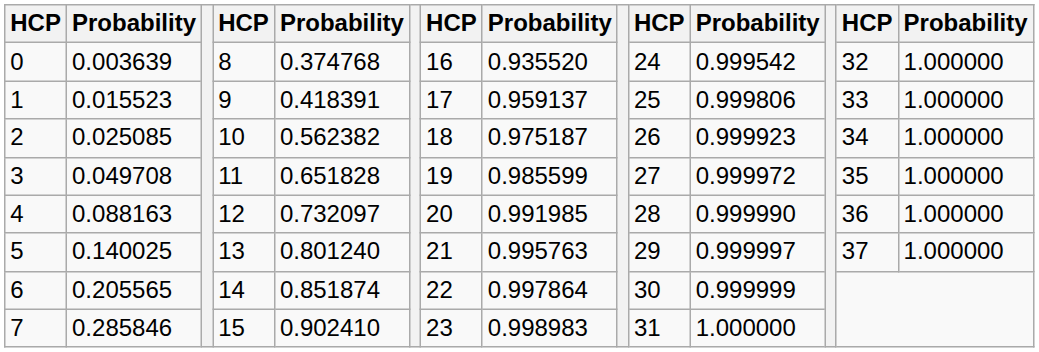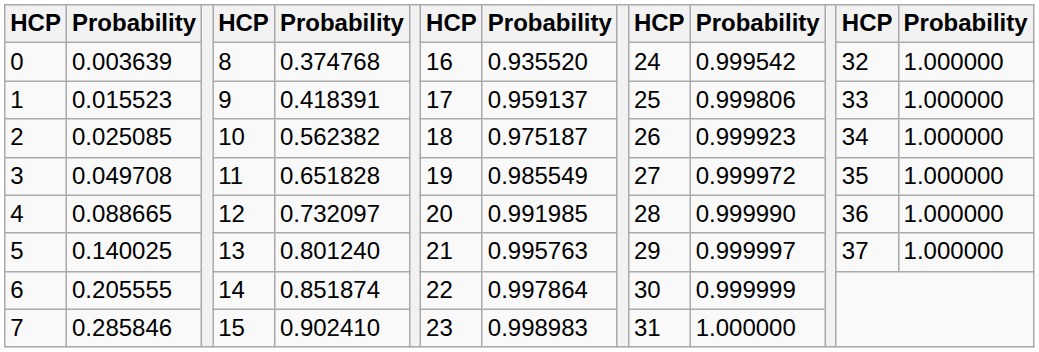(538, 175) 0.985599 -> (538, 175) 0.985549
(122, 213) 0.088163 -> (122, 213) 0.088665
(122, 289) 0.205565 -> (122, 289) 0.205555
